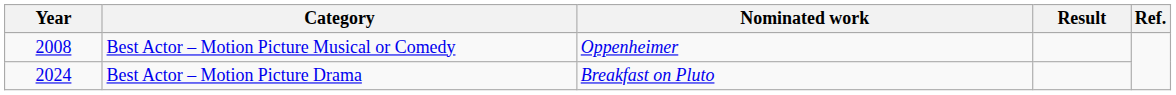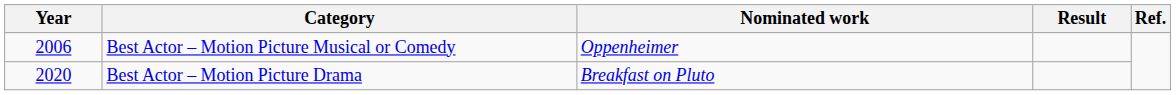(53, 47) 2008 -> (53, 47) 2006
(53, 75) 2024 -> (53, 75) 2020
